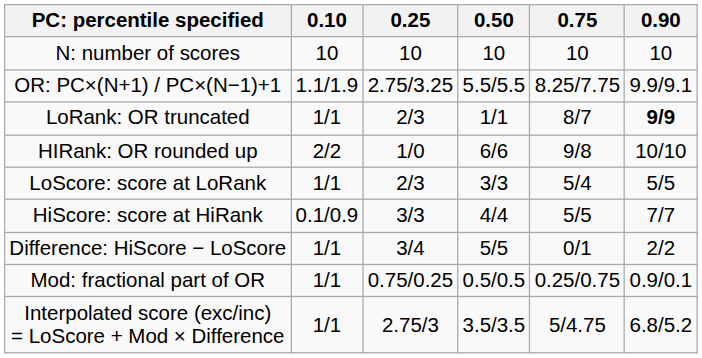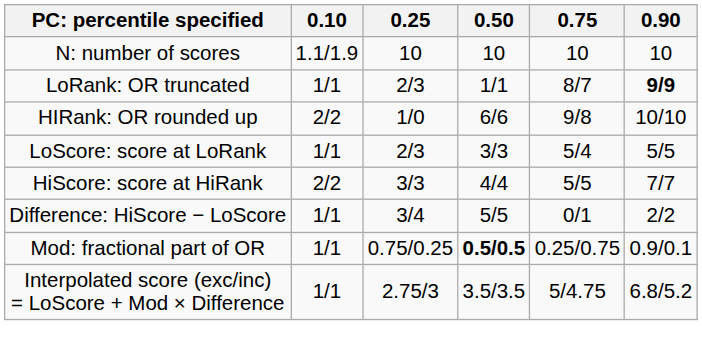(327, 53) 10 -> (327, 53) 1.1/1.9
- row: (148, 85)
(327, 215) 0.1/0.9 -> (327, 183) 2/2
(494, 280) normal -> (494, 248) bold
